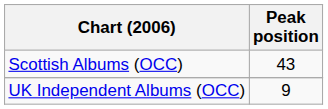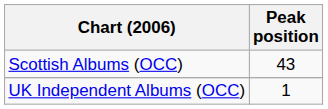(286, 90) 9 -> (286, 90) 1
